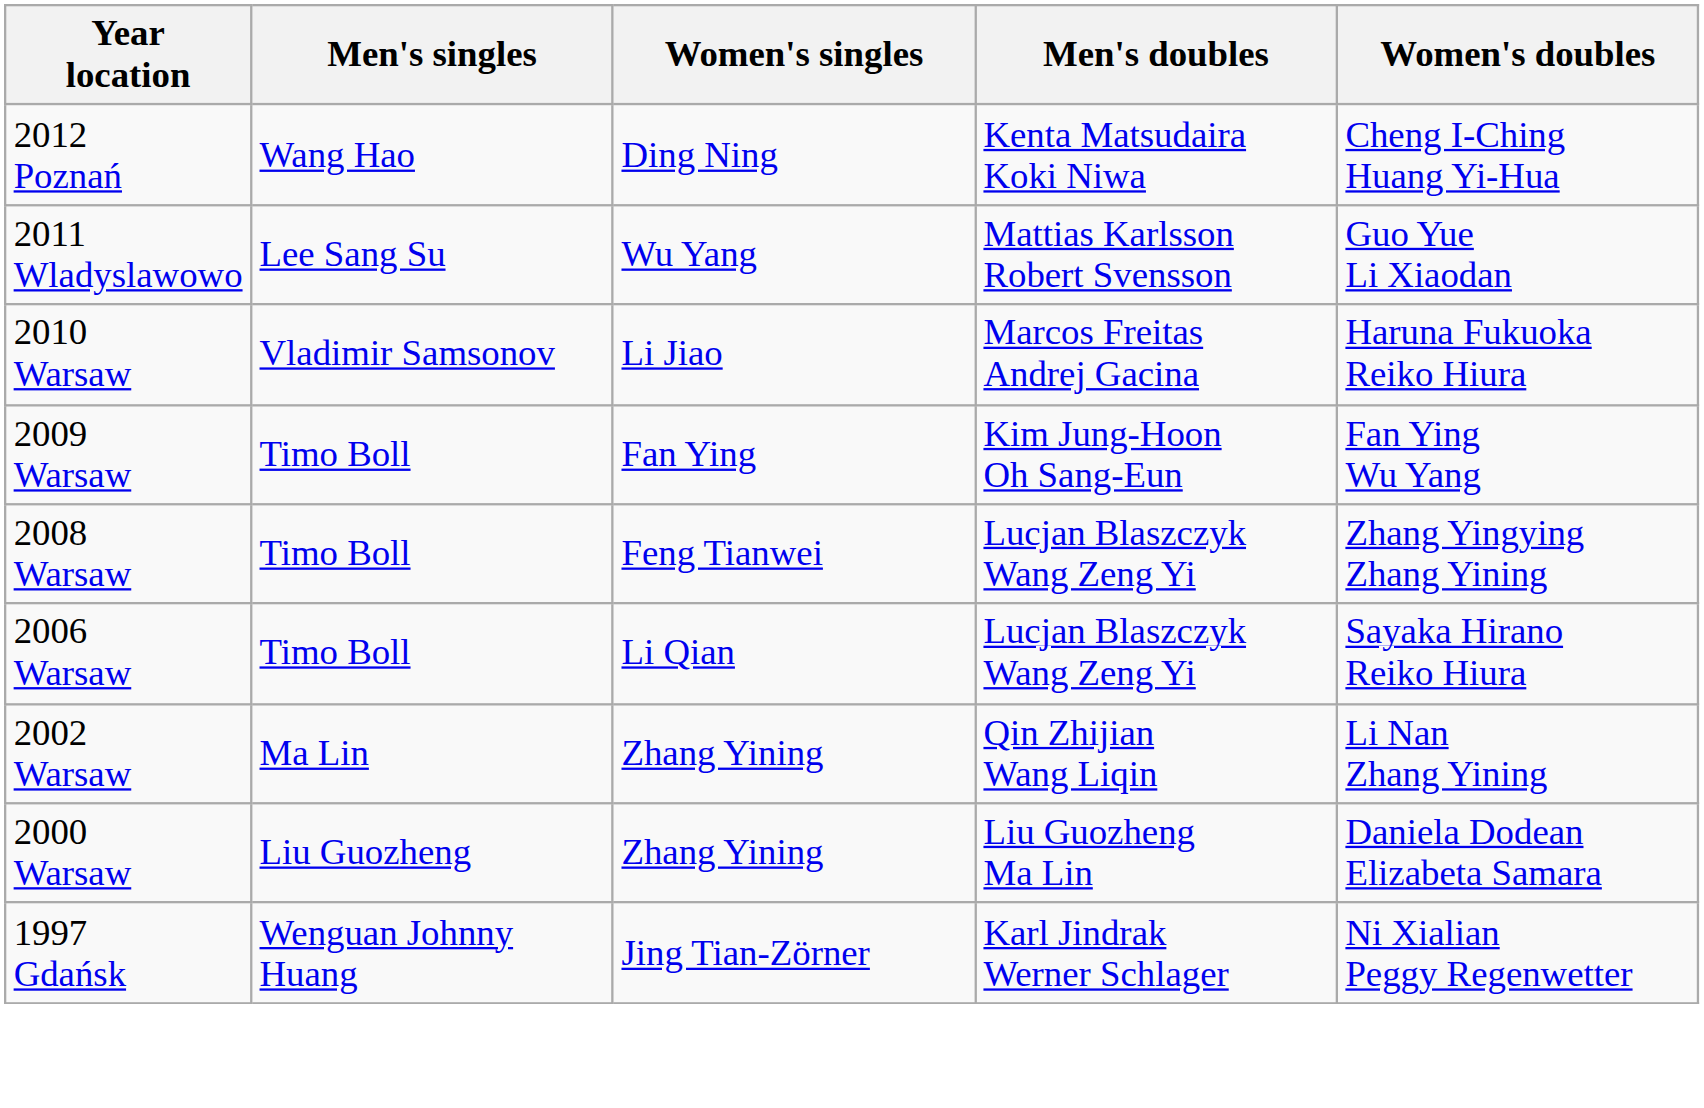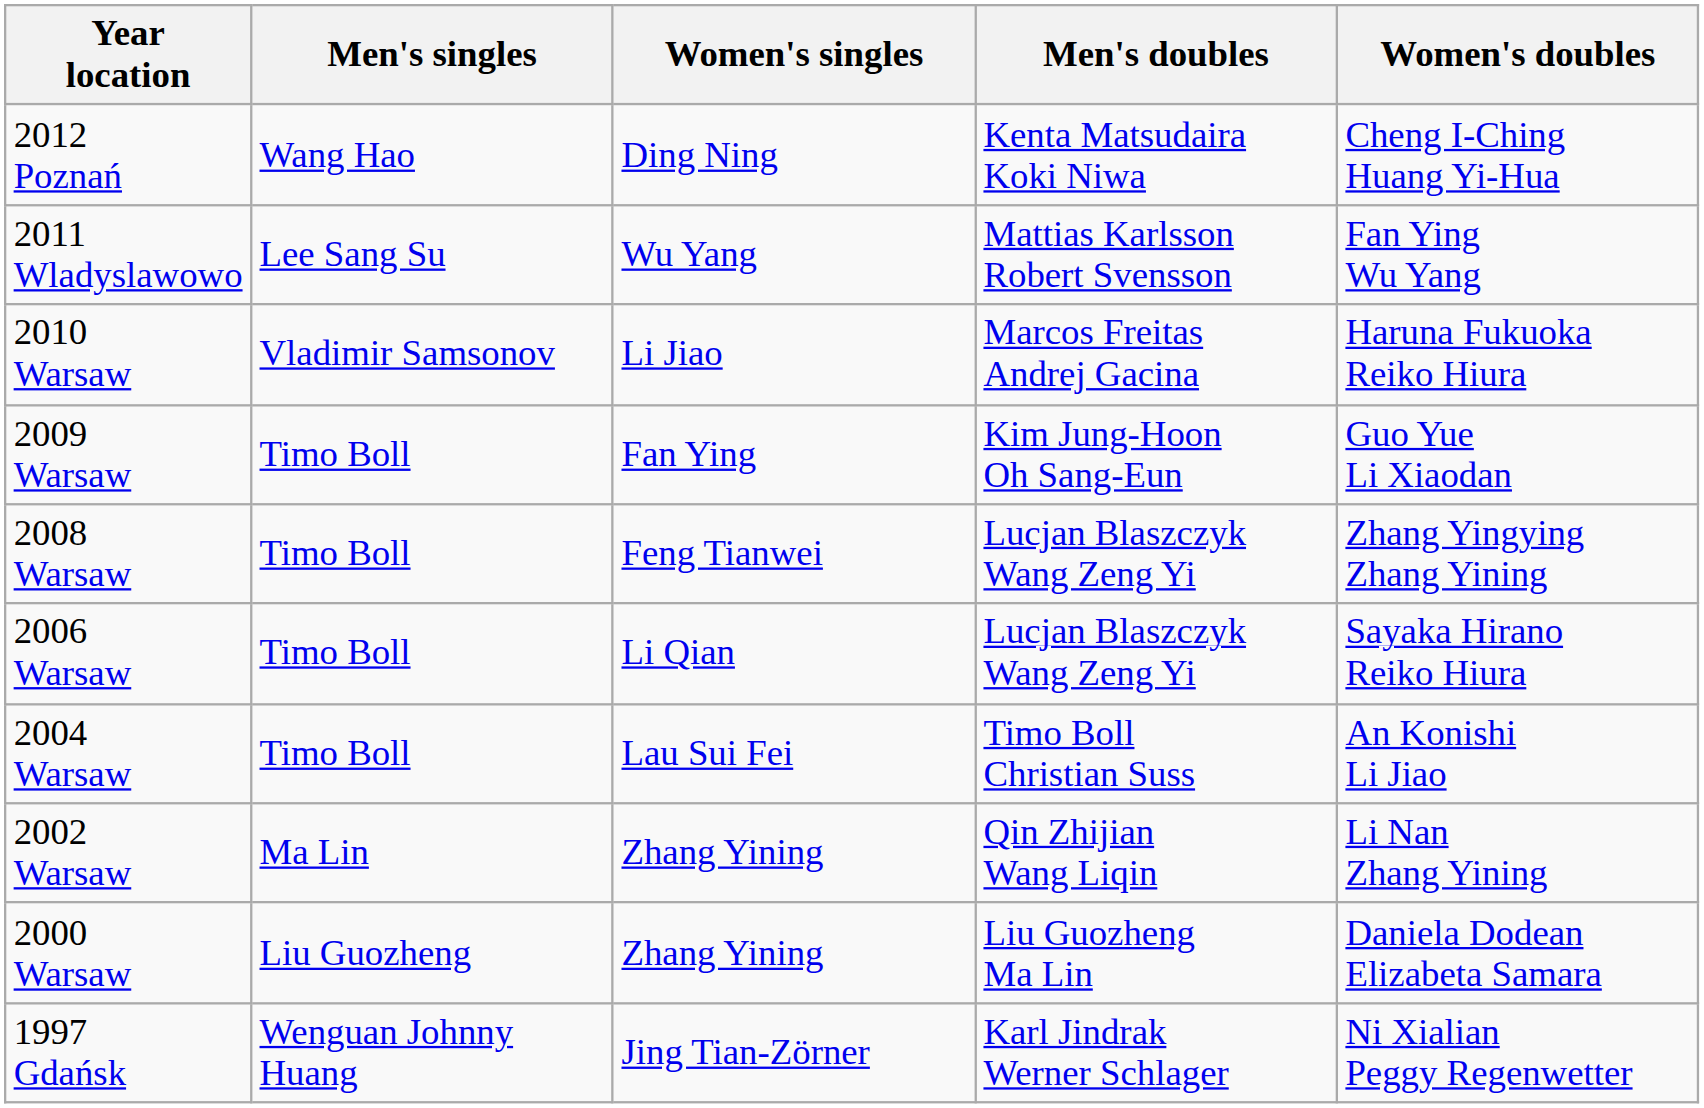(1429, 253) Guo Yue Li Xiaodan -> (1413, 253) Fan Ying Wu Yang
(1413, 453) Fan Ying Wu Yang -> (1429, 453) Guo Yue Li Xiaodan
+ row: (72, 752)
